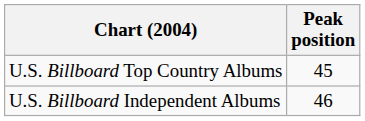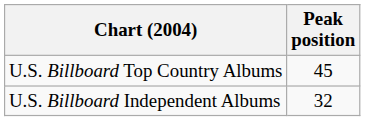(323, 100) 46 -> (323, 100) 32
